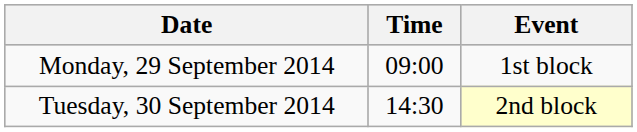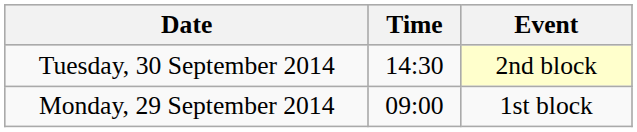rows swapped: (187, 65) <-> (187, 106)
